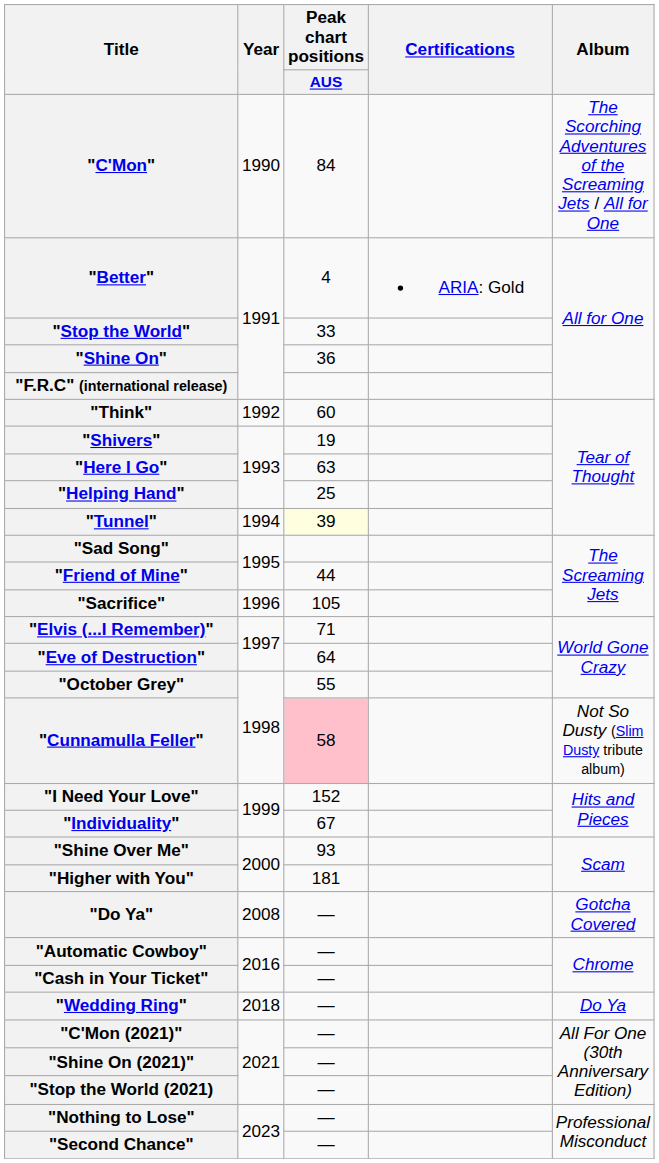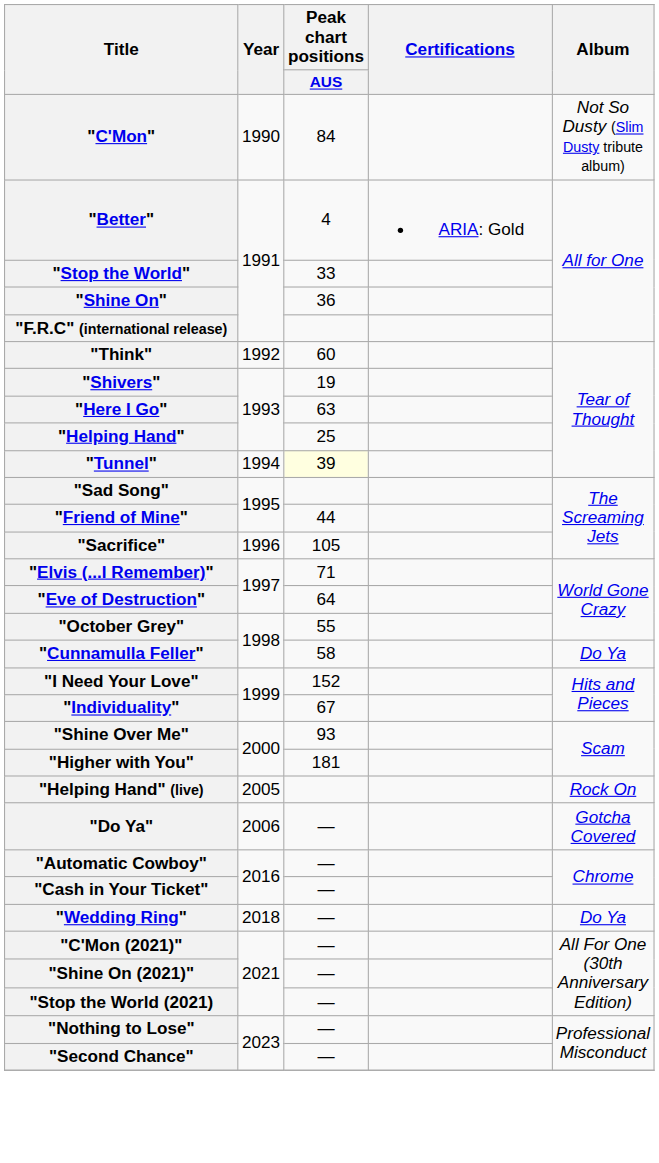(603, 165) The Scorching Adventures of the Screaming Jets / All for One -> (603, 136) Not So Dusty (Slim Dusty tribute album)
(326, 740) pink background -> (326, 653) no background
(603, 740) Not So Dusty (Slim Dusty tribute album) -> (603, 653) Do Ya
+ row: (121, 789)
(261, 914) 2008 -> (261, 826) 2006
